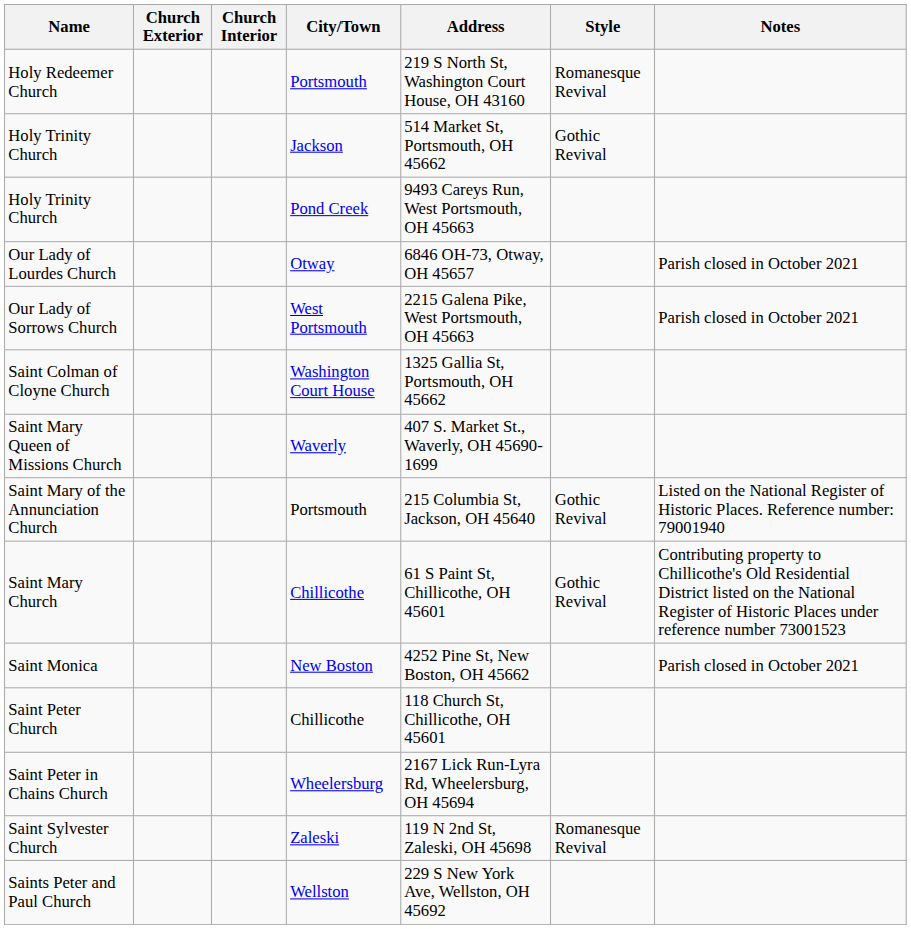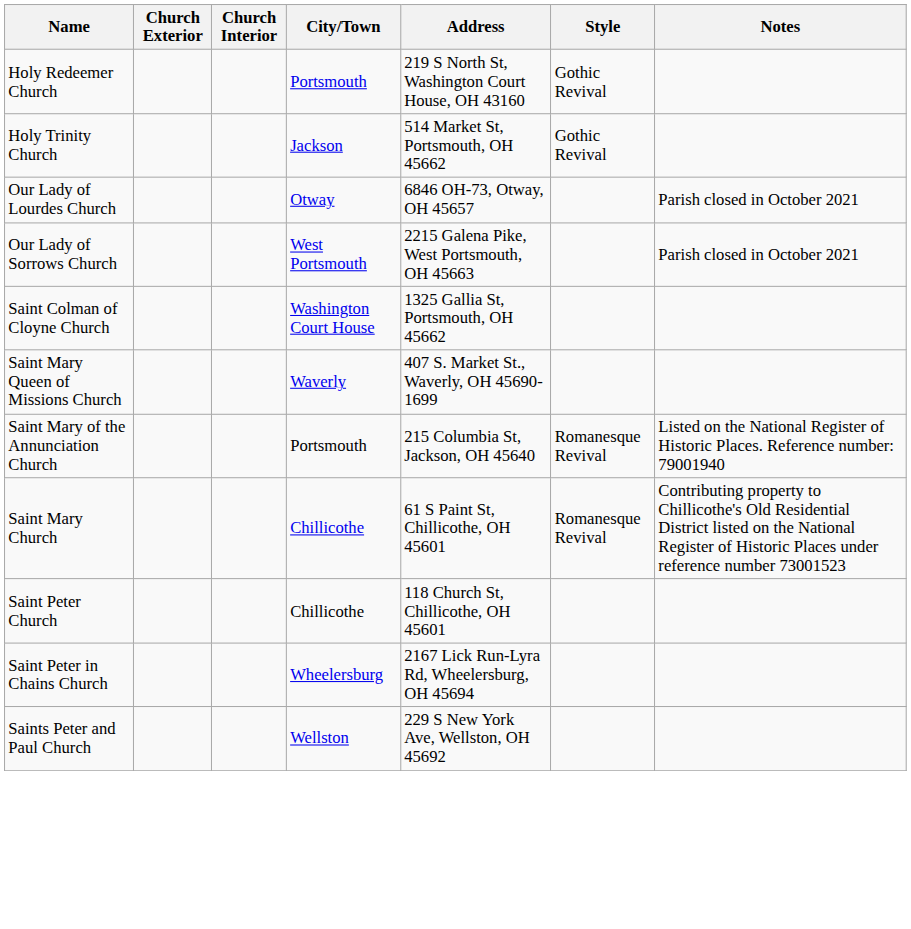(598, 81) Romanesque Revival -> (581, 81) Gothic Revival
- row: (50, 209)
(581, 509) Gothic Revival -> (598, 445) Romanesque Revival
(581, 592) Gothic Revival -> (598, 528) Romanesque Revival
- row: (53, 665)
- row: (59, 838)
